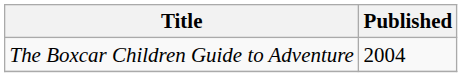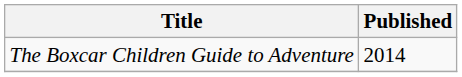(385, 54) 2004 -> (385, 54) 2014
